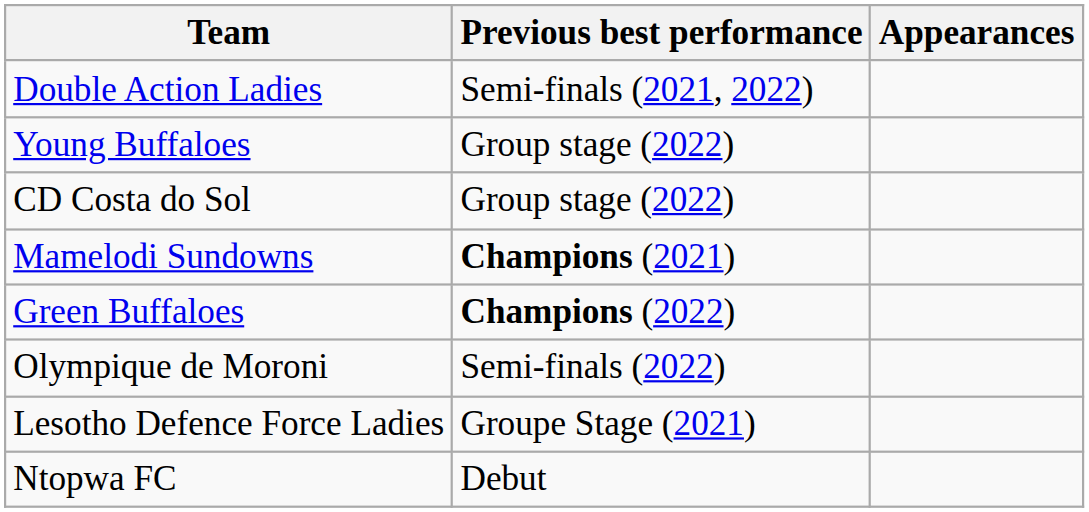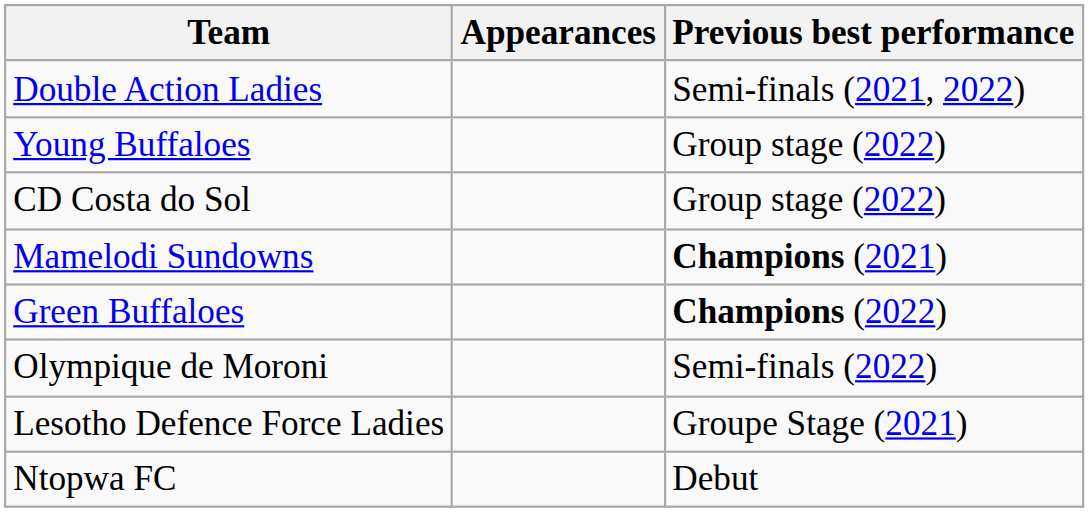columns swapped: (977, 32) <-> (662, 32)
